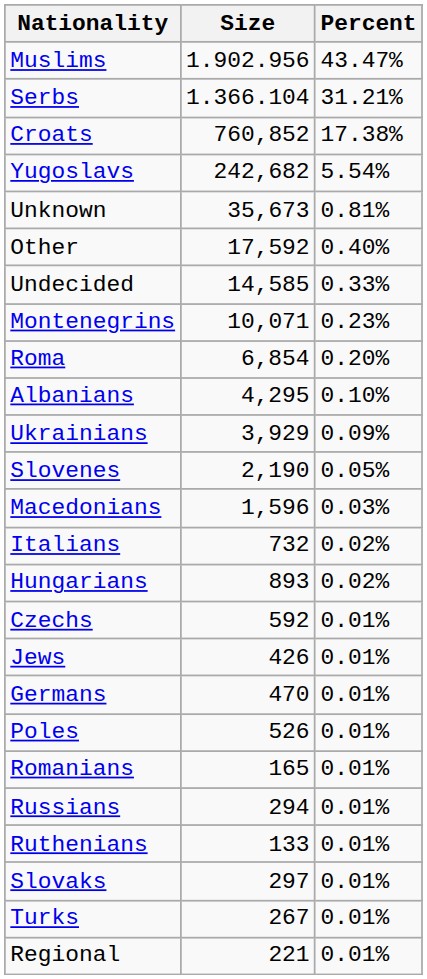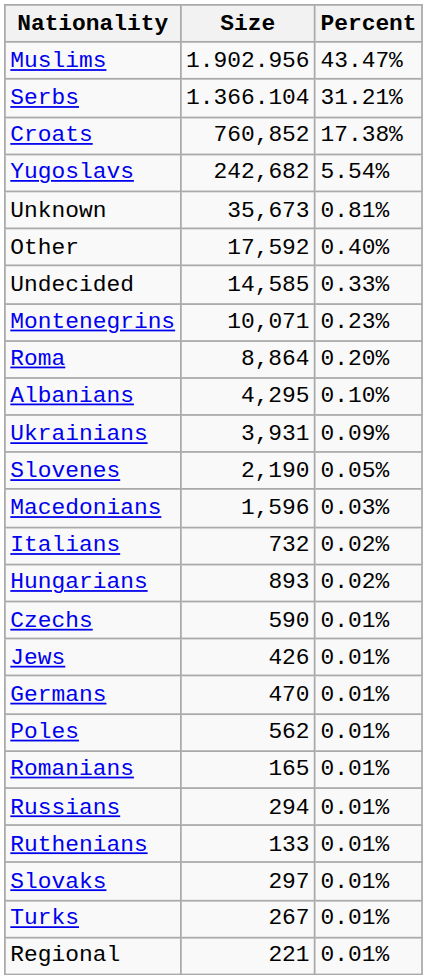(275, 359) 6,854 -> (275, 359) 8,864
(275, 434) 3,929 -> (275, 434) 3,931
(289, 620) 592 -> (289, 620) 590
(289, 732) 526 -> (289, 732) 562
